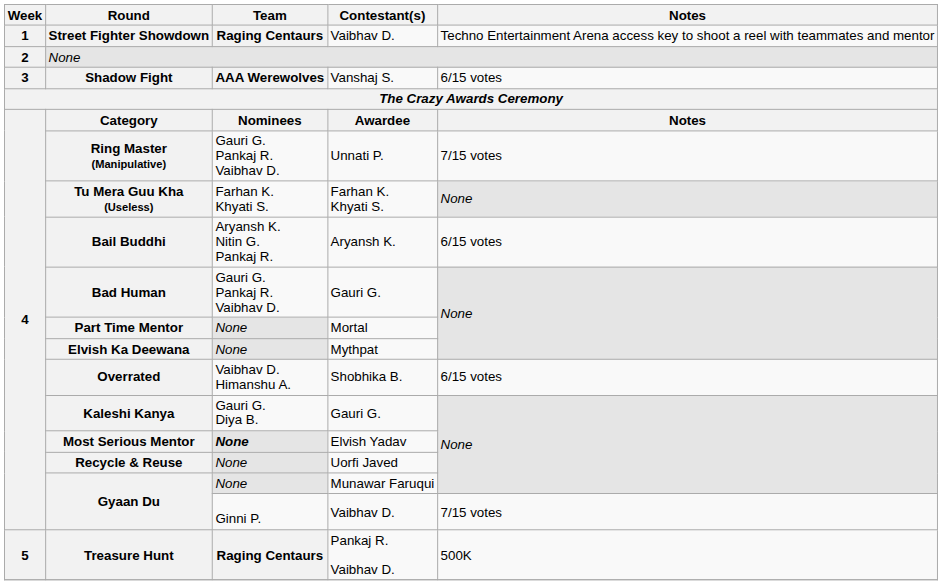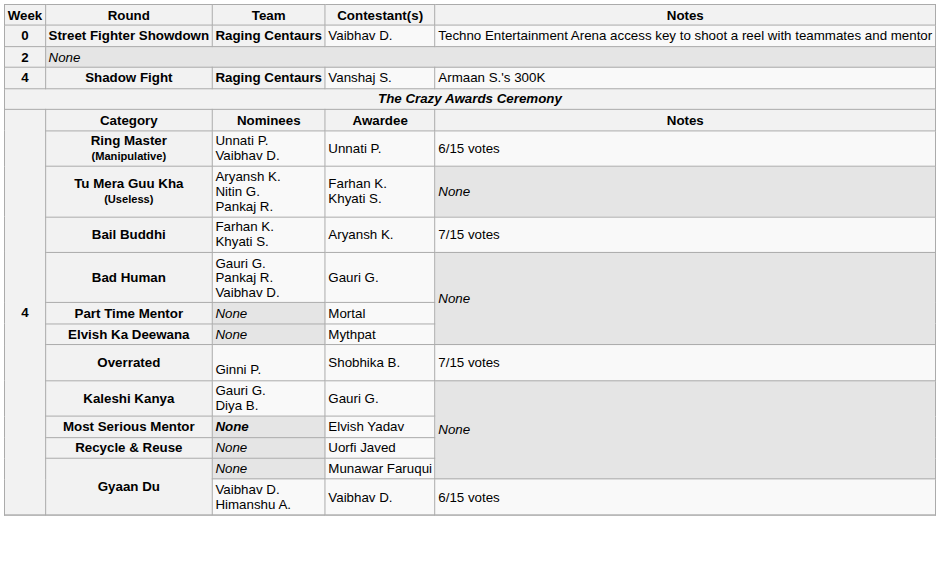(25, 36) 1 -> (25, 36) 0
(25, 78) 3 -> (25, 78) 4
(270, 78) AAA Werewolves -> (269, 78) Raging Centaurs
(471, 78) 6/15 votes -> (492, 78) Armaan S.'s 300K
(248, 155) Gauri G. Pankaj R. Vaibhav D. -> (248, 148) Unnati P. Vaibhav D.
(471, 155) 7/15 votes -> (469, 148) 6/15 votes
(245, 198) Farhan K. Khyati S. -> (248, 191) Aryansh K. Nitin G. Pankaj R.
(248, 241) Aryansh K. Nitin G. Pankaj R. -> (245, 234) Farhan K. Khyati S.
(471, 241) 6/15 votes -> (469, 234) 7/15 votes
(253, 377) Vaibhav D. Himanshu A. -> (238, 370) Ginni P.
(471, 377) 6/15 votes -> (469, 362) 7/15 votes
(238, 519) Ginni P. -> (253, 497) Vaibhav D. Himanshu A.
(471, 511) 7/15 votes -> (469, 497) 6/15 votes
- row: (129, 554)
